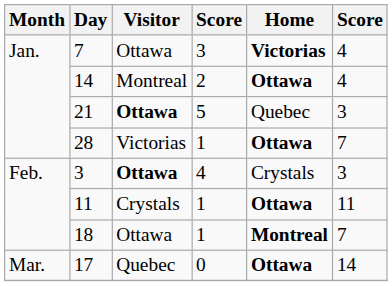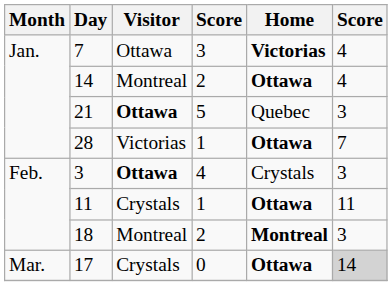(144, 234) Ottawa -> (152, 234) Montreal
(201, 234) 1 -> (201, 234) 2
(342, 234) 7 -> (342, 234) 3
(146, 265) Quebec -> (148, 265) Crystals
(347, 265) no background -> (347, 265) lightgrey background
